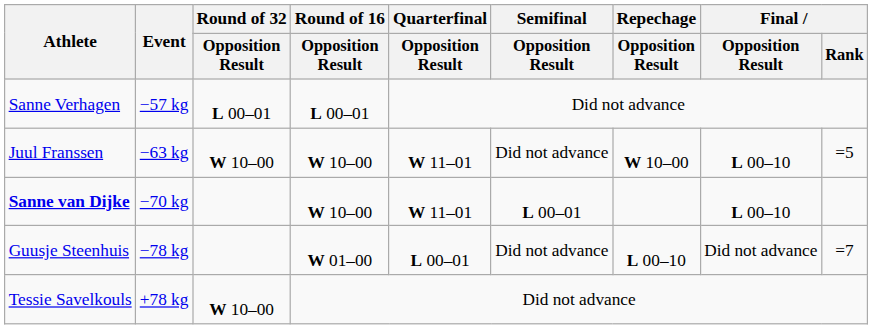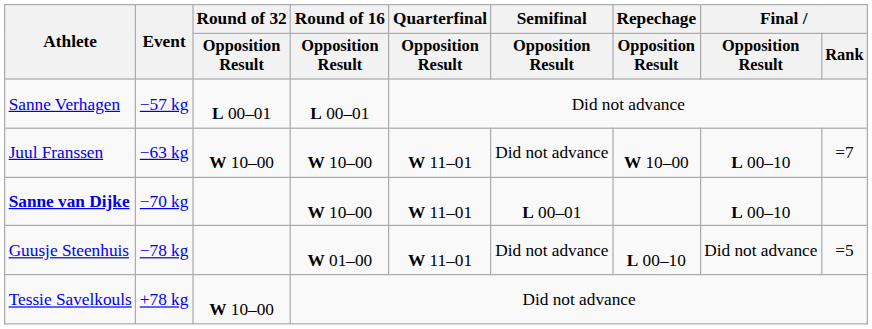(844, 152) =5 -> (844, 152) =7
(440, 260) L 00–01 -> (440, 260) W 11–01
(844, 250) =7 -> (844, 250) =5
